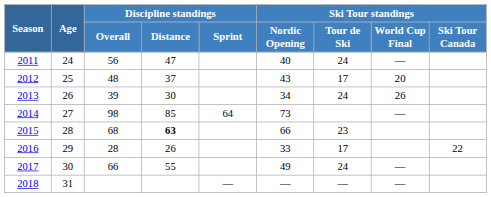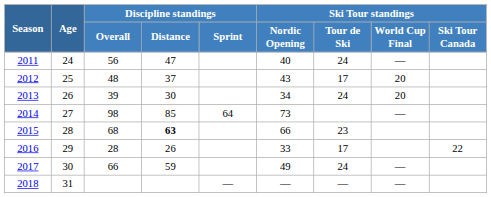(400, 96) 26 -> (400, 96) 20
(170, 166) 55 -> (170, 166) 59
